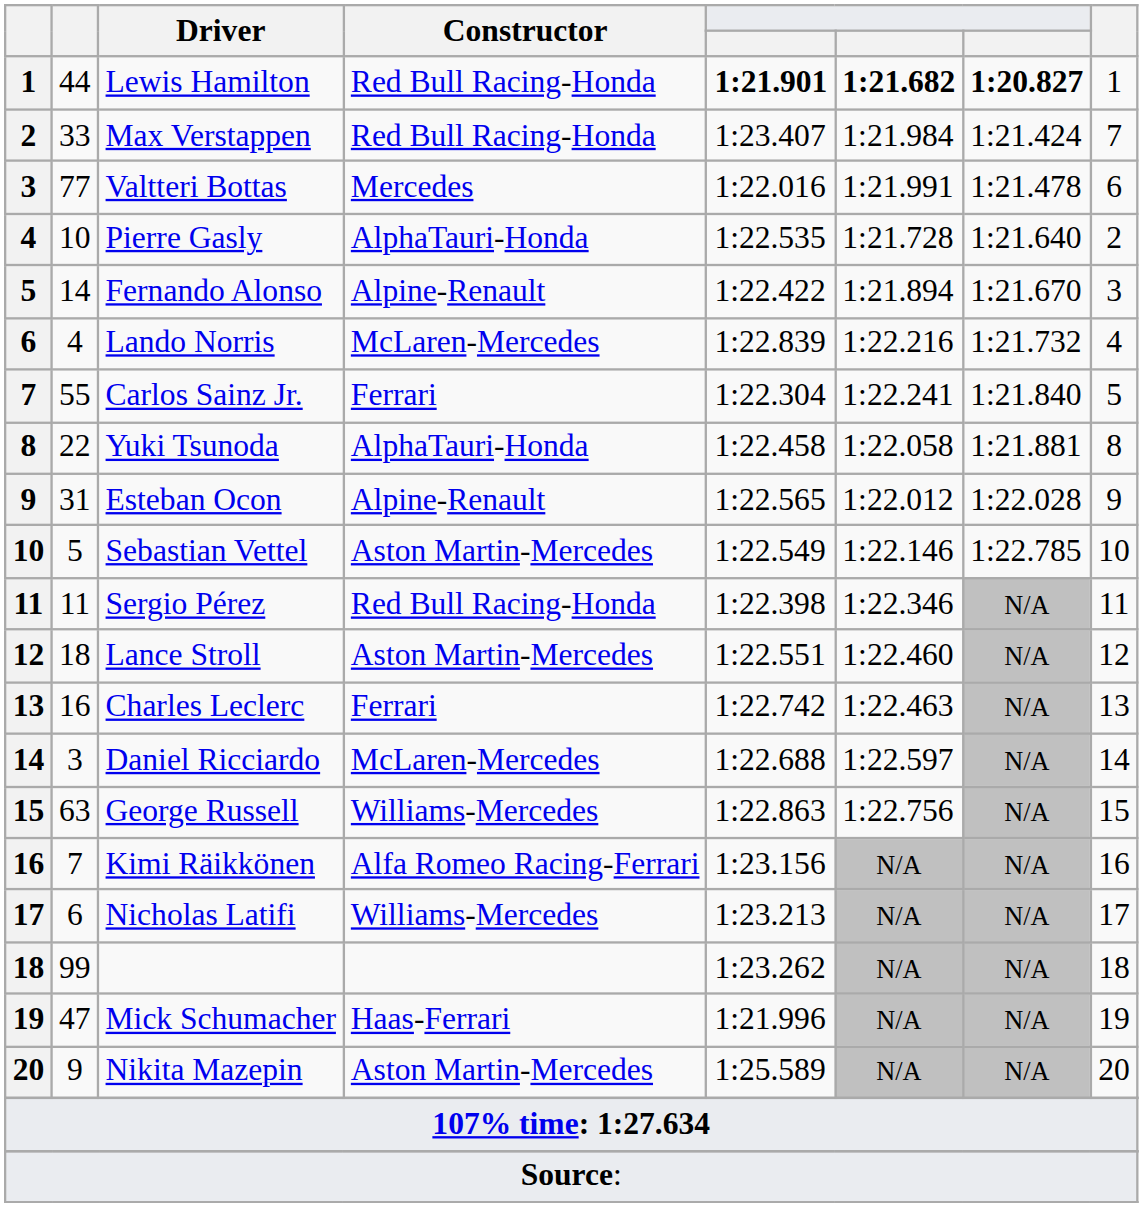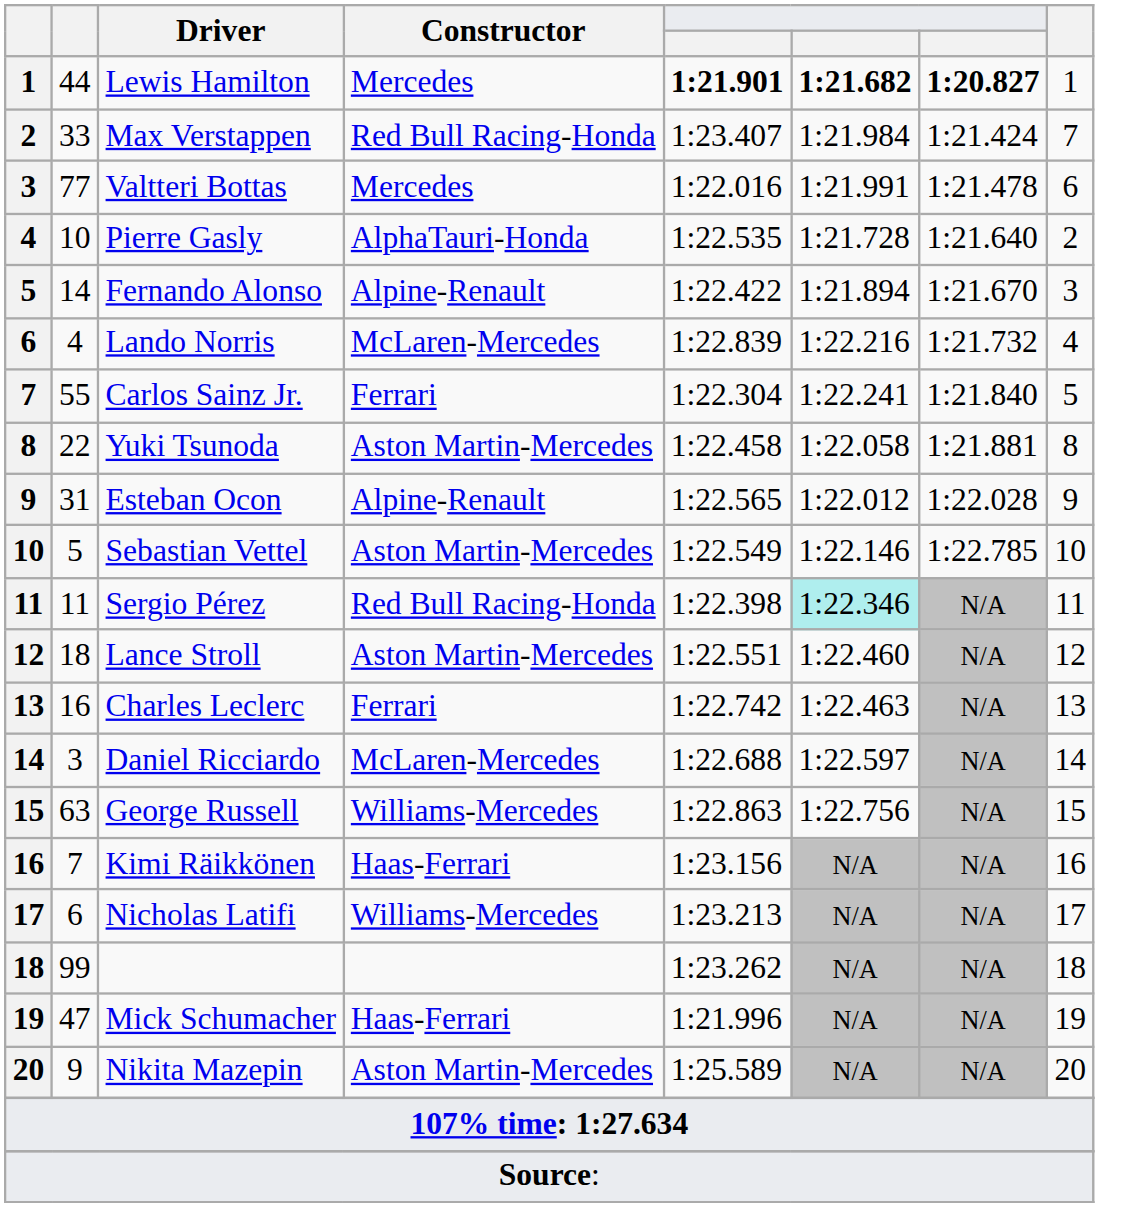(503, 82) Red Bull Racing-Honda -> (412, 82) Mercedes
(470, 446) AlphaTauri-Honda -> (502, 446) Aston Martin-Mercedes
(898, 602) no background -> (854, 602) paleturquoise background
(525, 863) Alfa Romeo Racing-Ferrari -> (431, 863) Haas-Ferrari
